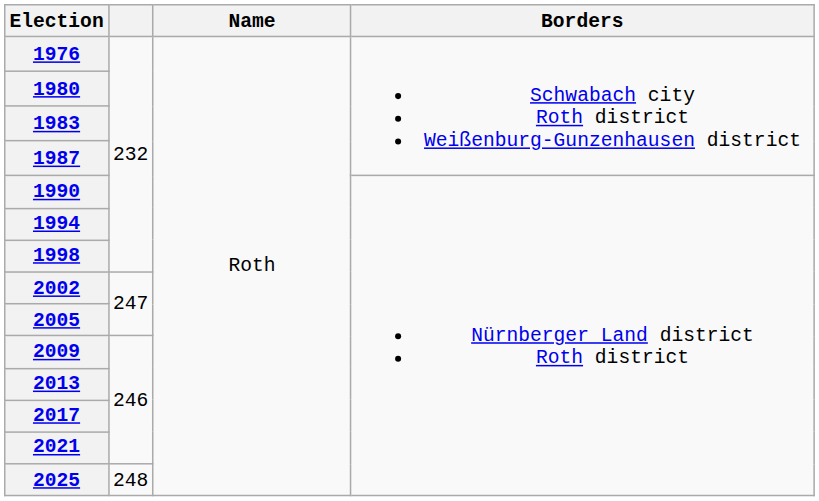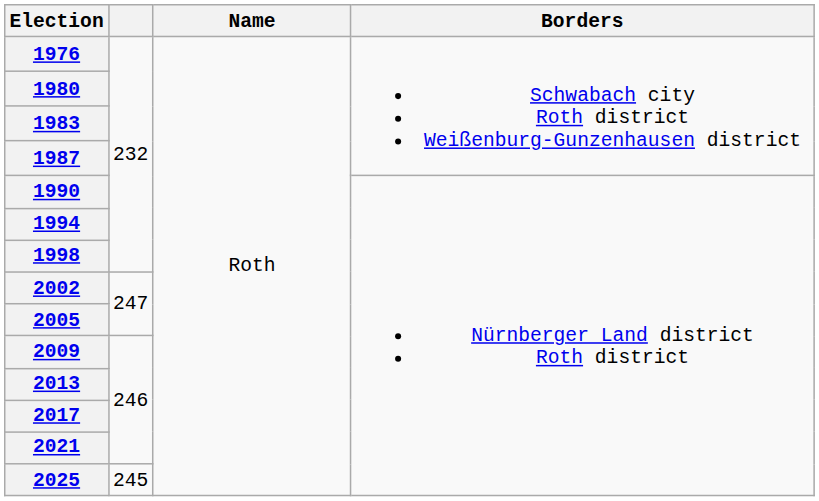(131, 480) 248 -> (131, 480) 245
